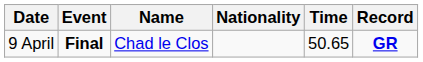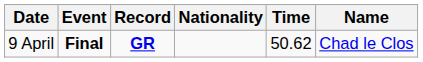columns swapped: (161, 17) <-> (385, 17)
(329, 43) 50.65 -> (291, 43) 50.62
